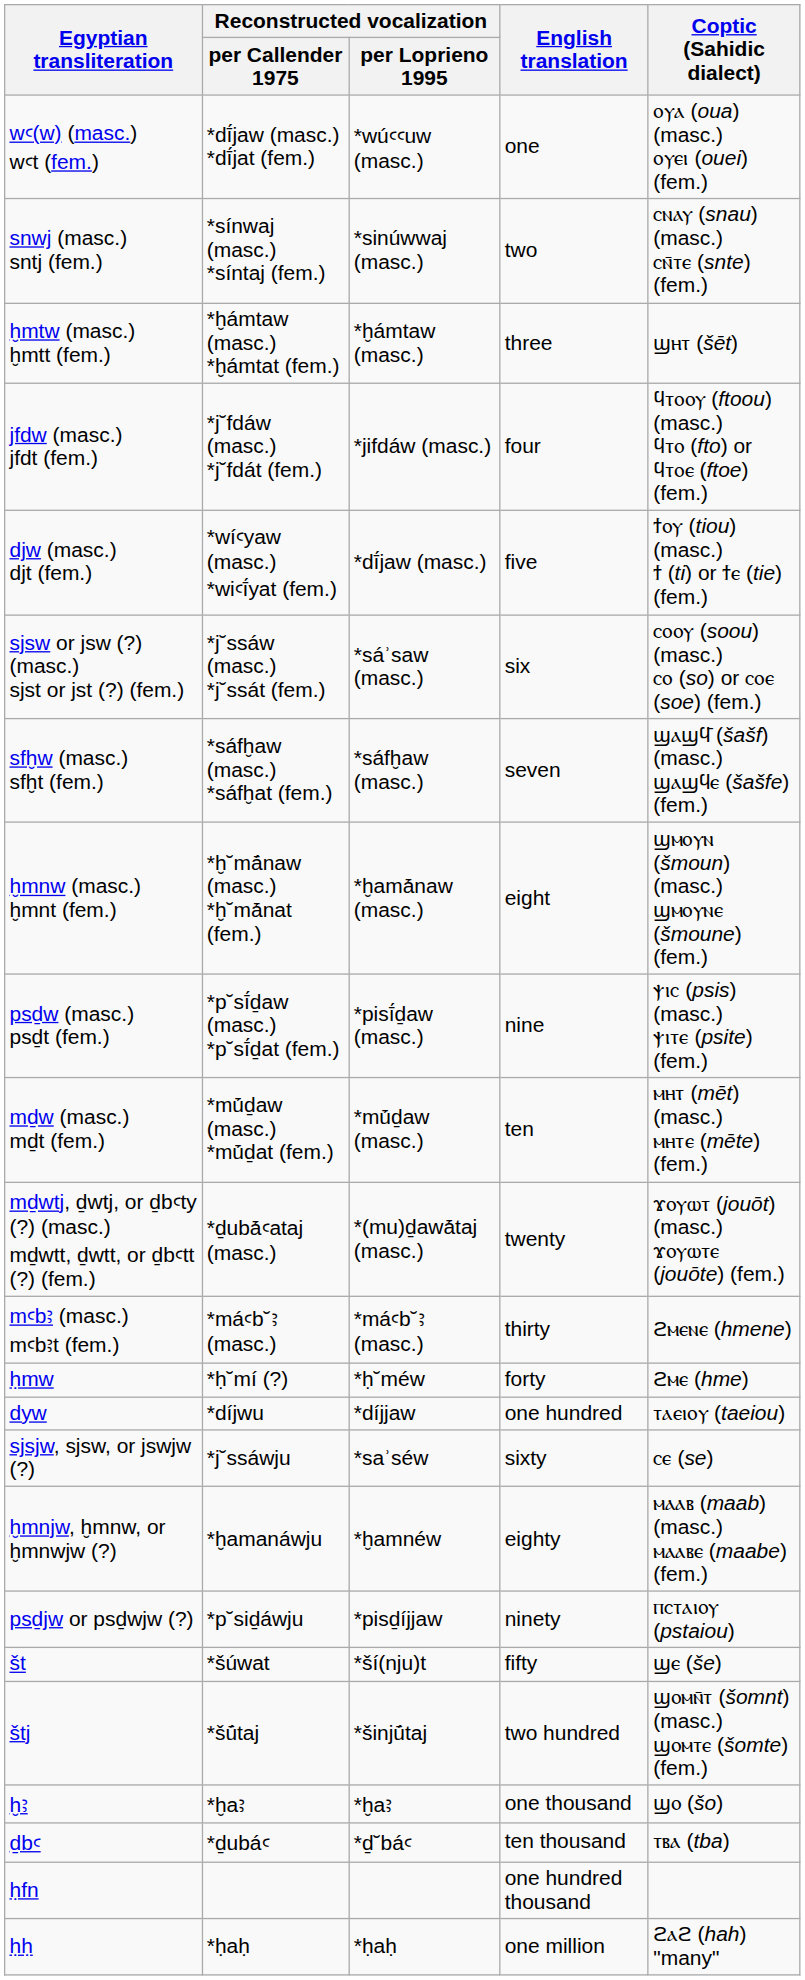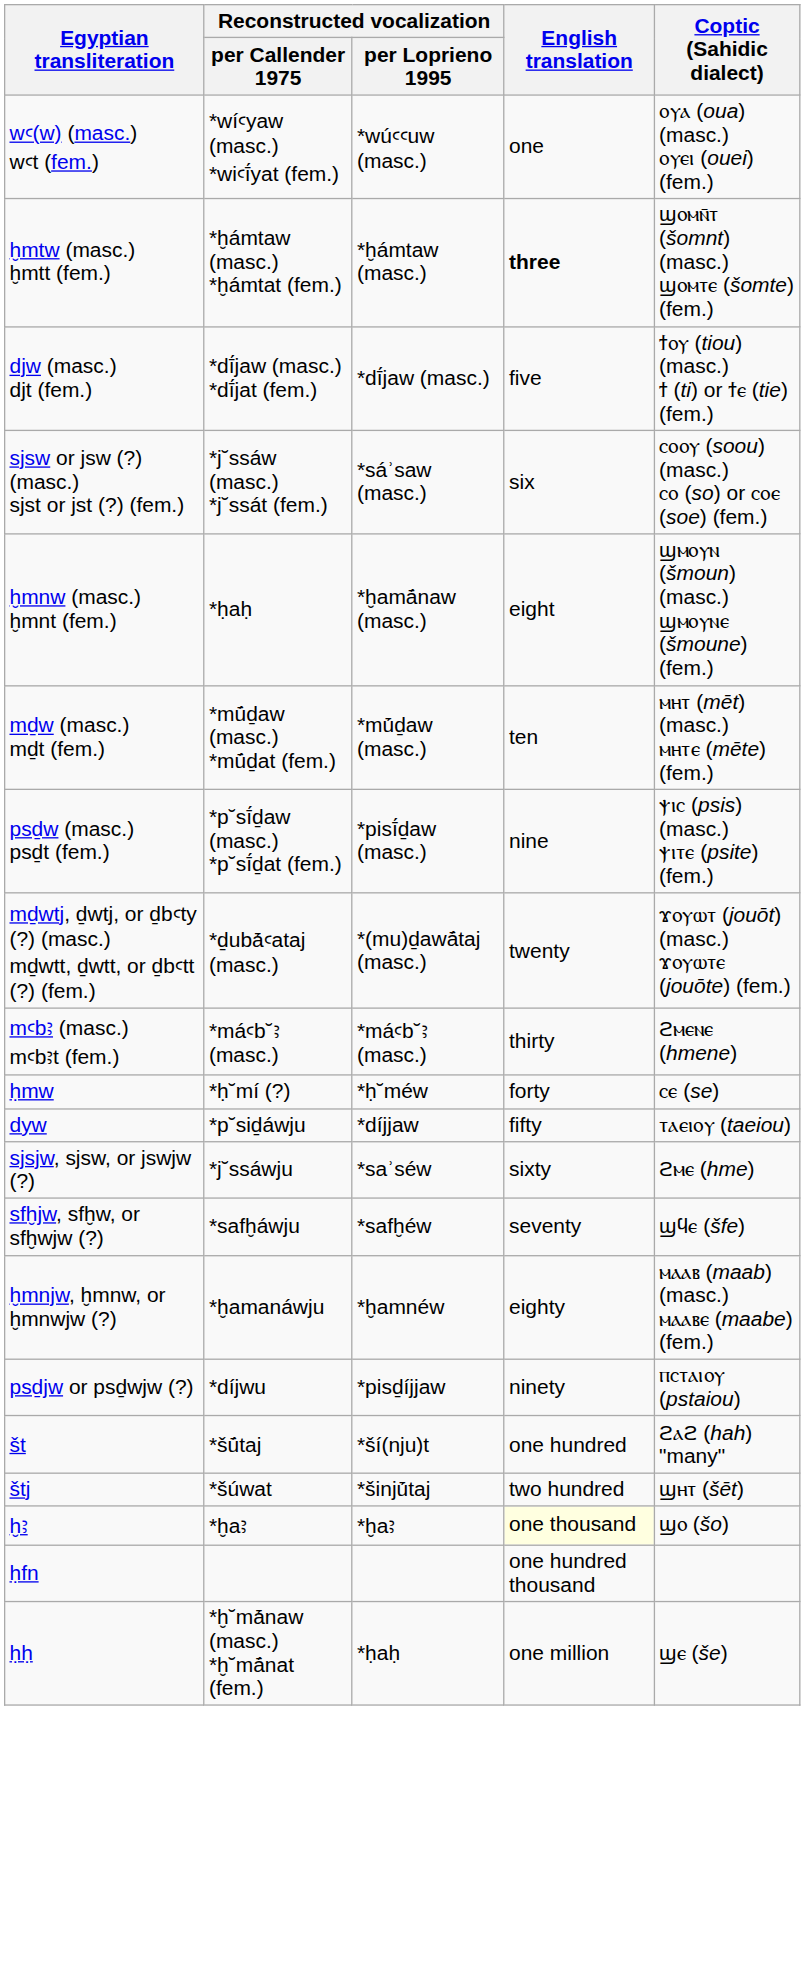(273, 146) *dī́jaw (masc.) *dī́jat (fem.) -> (274, 147) *wíꜥyaw (masc.) *wiꜥī́yat (fem.)
- row: (68, 250)
(529, 342) normal -> (535, 262) bold
(696, 342) ϣⲏⲧ (šēt) -> (727, 262) ϣⲟⲙⲛ̄ⲧ (šomnt) (masc.) ϣⲟⲙⲧⲉ (šomte) (fem.)
- row: (66, 446)
(272, 563) *wíꜥyaw (masc.) *wiꜥī́yat (fem.) -> (275, 378) *dī́jaw (masc.) *dī́jat (fem.)
- row: (69, 770)
(254, 898) *ḫ˘mā́naw (masc.) *ḫ˘mā́nat (fem.) -> (230, 609) *ḥaḥ
rows swapped: (72, 1025) <-> (69, 1129)
(701, 1379) ϩⲙⲉ (hme) -> (689, 1091) ⲥⲉ (se)
(235, 1413) *díjwu -> (257, 1124) *p˘siḏáwju
(564, 1413) one hundred -> (525, 1124) fifty
(683, 1458) ⲥⲉ (se) -> (707, 1169) ϩⲙⲉ (hme)
+ row: (75, 1226)
(255, 1618) *p˘siḏáwju -> (237, 1387) *díjwu
(238, 1664) *šúwat -> (235, 1444) *šū́taj
(521, 1664) fifty -> (568, 1444) one hundred
(688, 1664) ϣⲉ (še) -> (706, 1444) ϩⲁϩ (hah) "many"
(233, 1732) *šū́taj -> (240, 1489) *šúwat
(721, 1732) ϣⲟⲙⲛ̄ⲧ (šomnt) (masc.) ϣⲟⲙⲧⲉ (šomte) (fem.) -> (701, 1489) ϣⲏⲧ (šēt)
(568, 1803) no background -> (573, 1525) lightyellow background
- row: (25, 1843)
(228, 1946) *ḥaḥ -> (256, 1653) *ḫ˘mā́naw (masc.) *ḫ˘mā́nat (fem.)
(700, 1946) ϩⲁϩ (hah) "many" -> (693, 1653) ϣⲉ (še)
